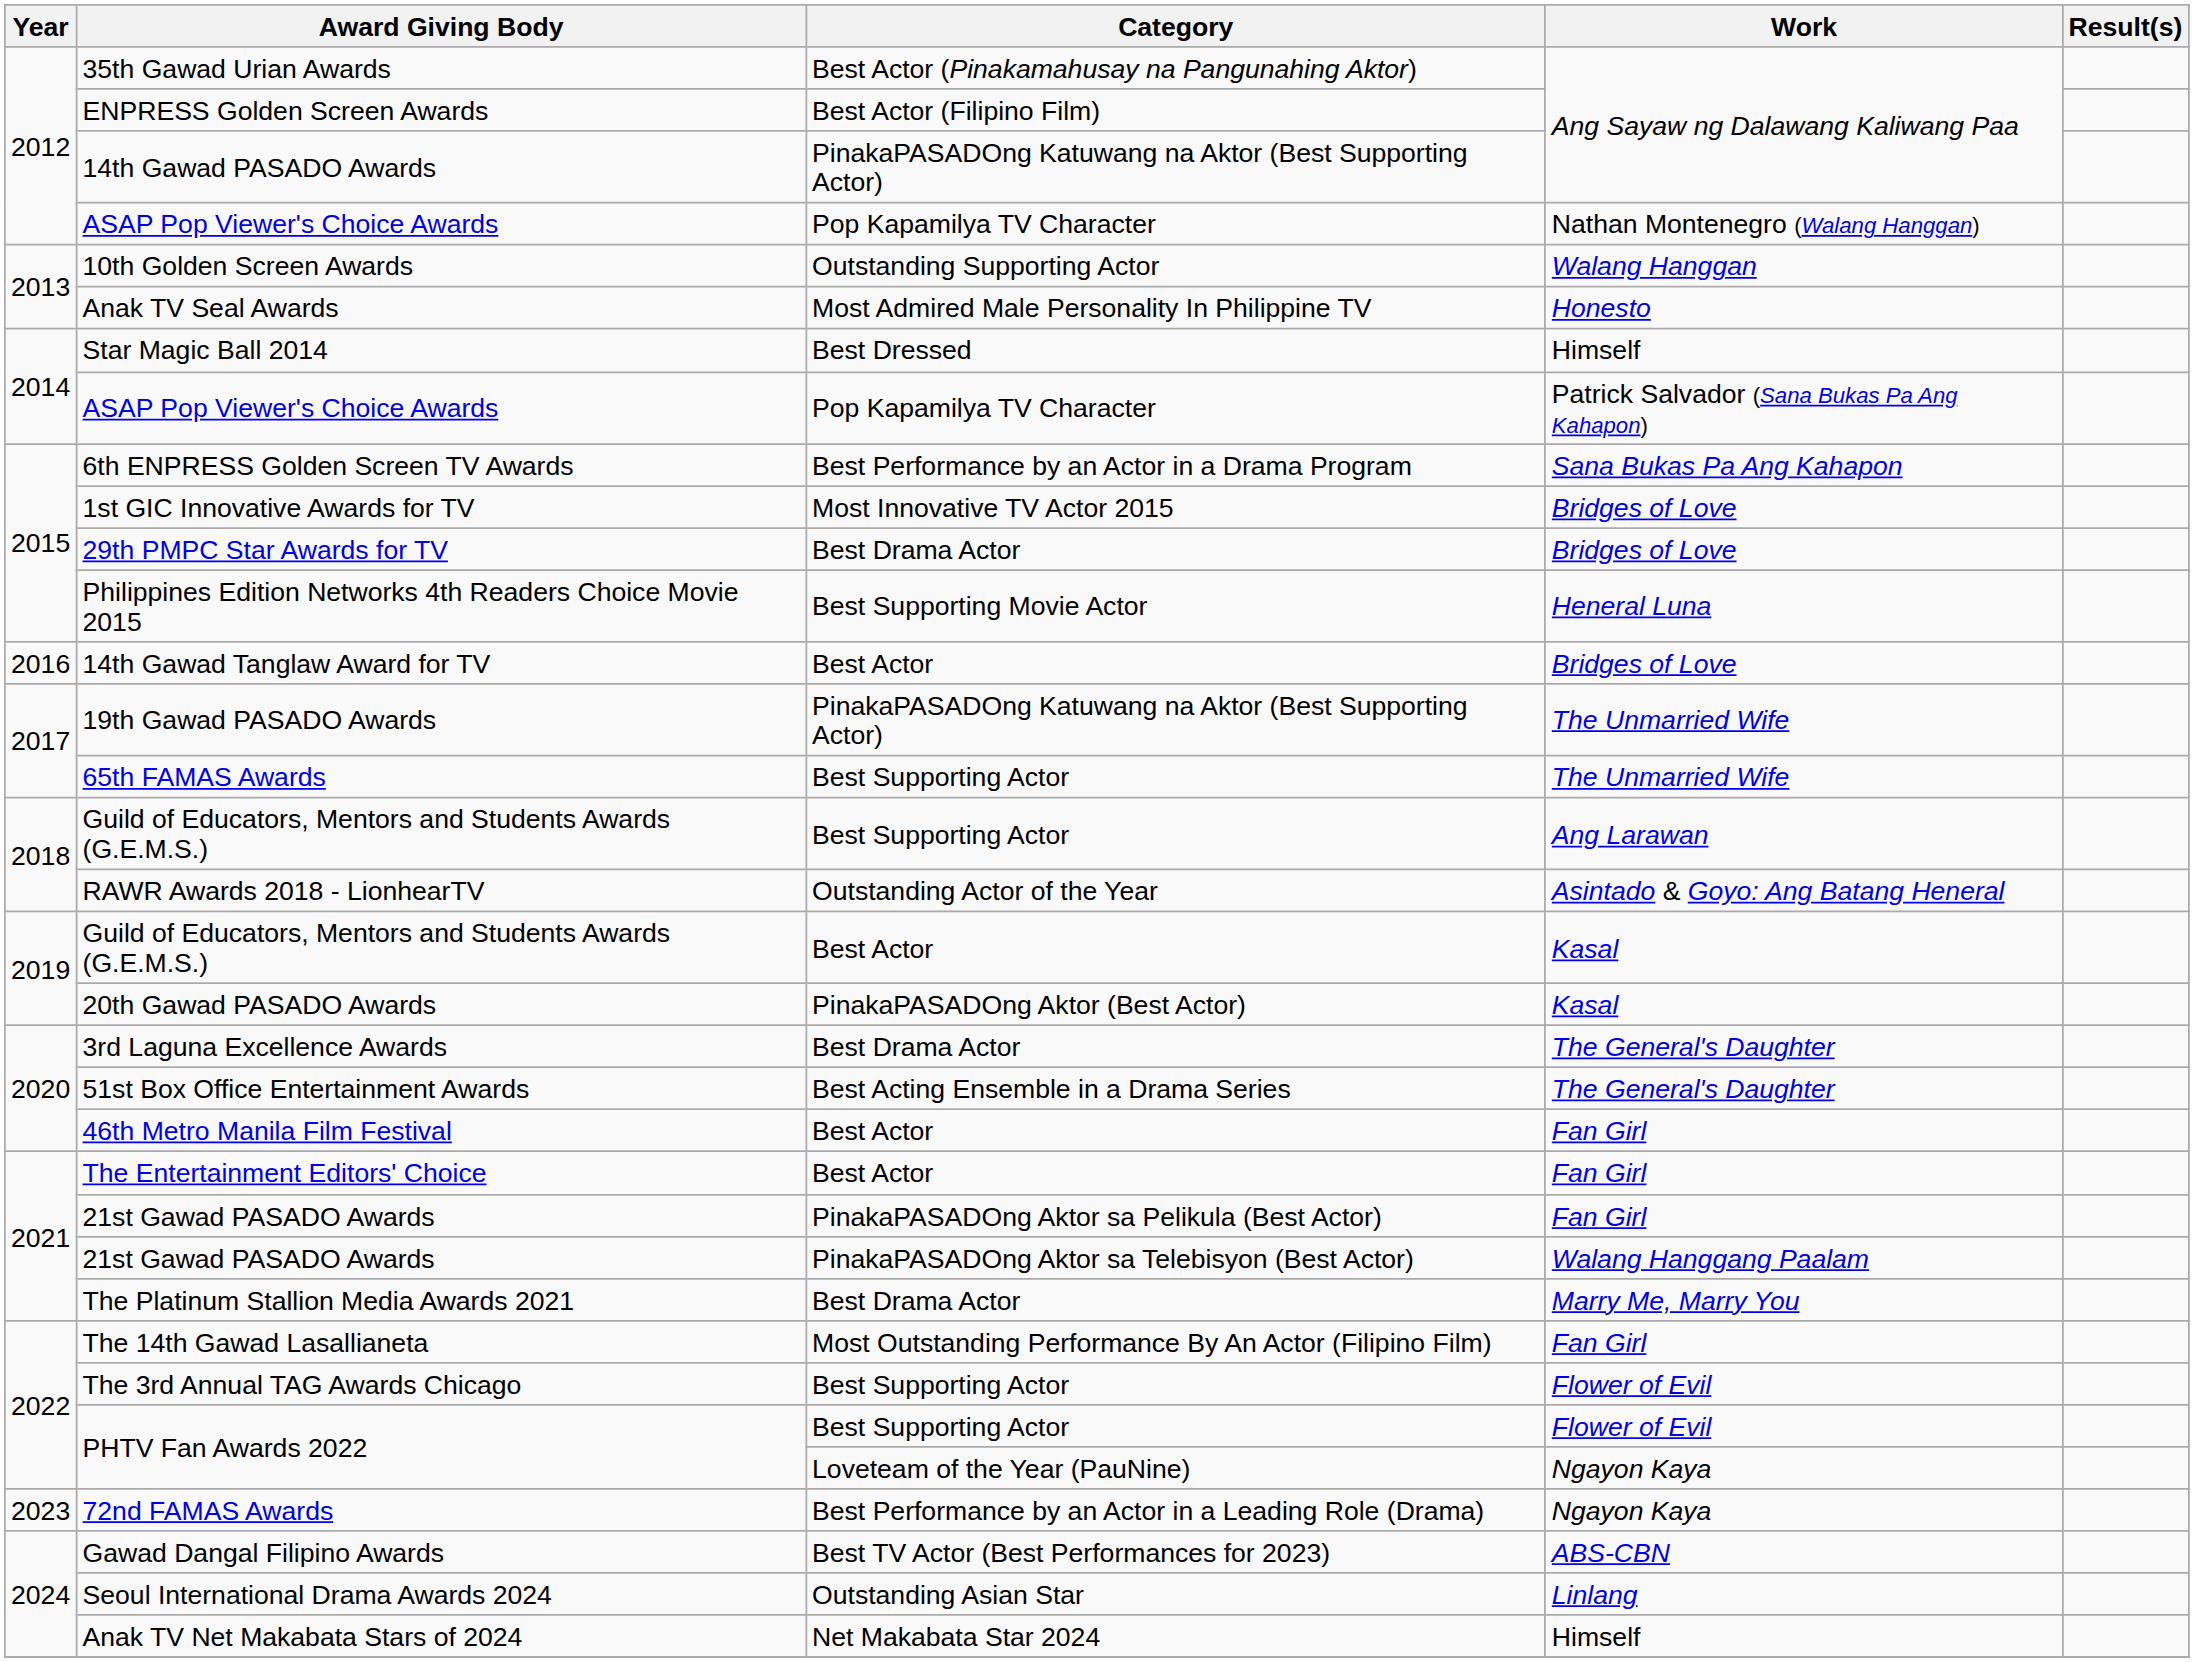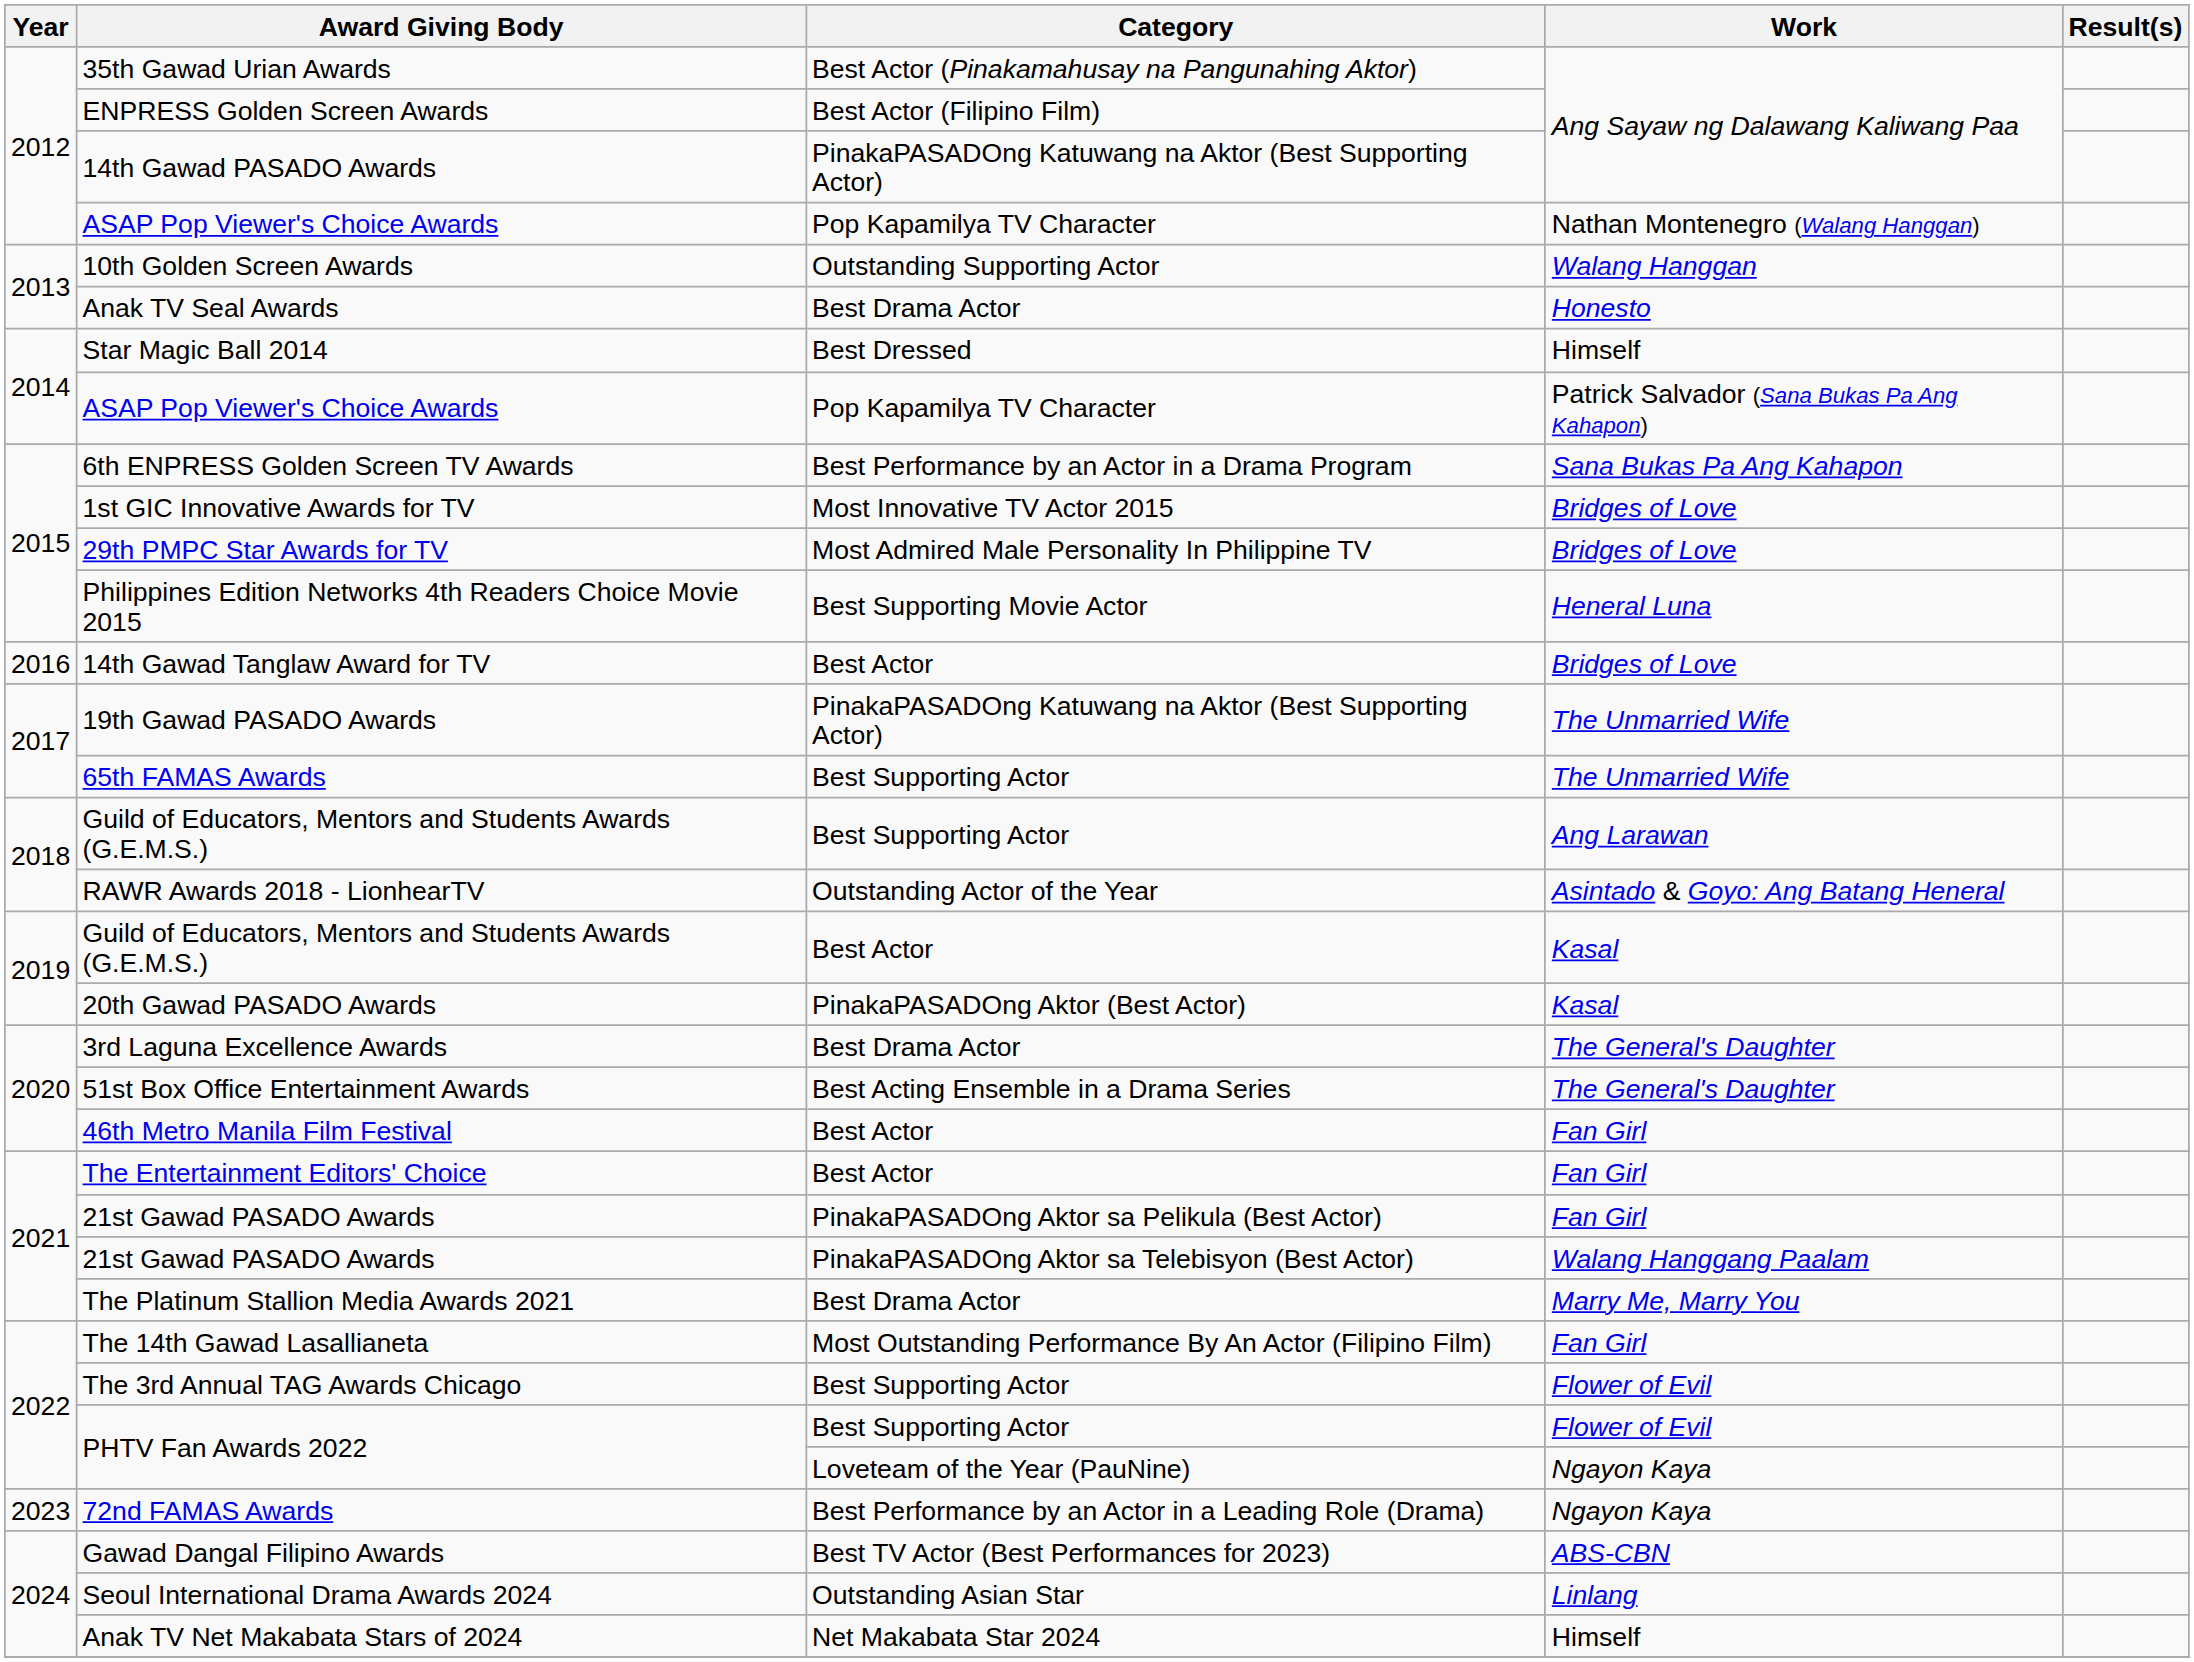(1092, 309) Most Admired Male Personality In Philippine TV -> (916, 309) Best Drama Actor
(916, 549) Best Drama Actor -> (1092, 549) Most Admired Male Personality In Philippine TV
